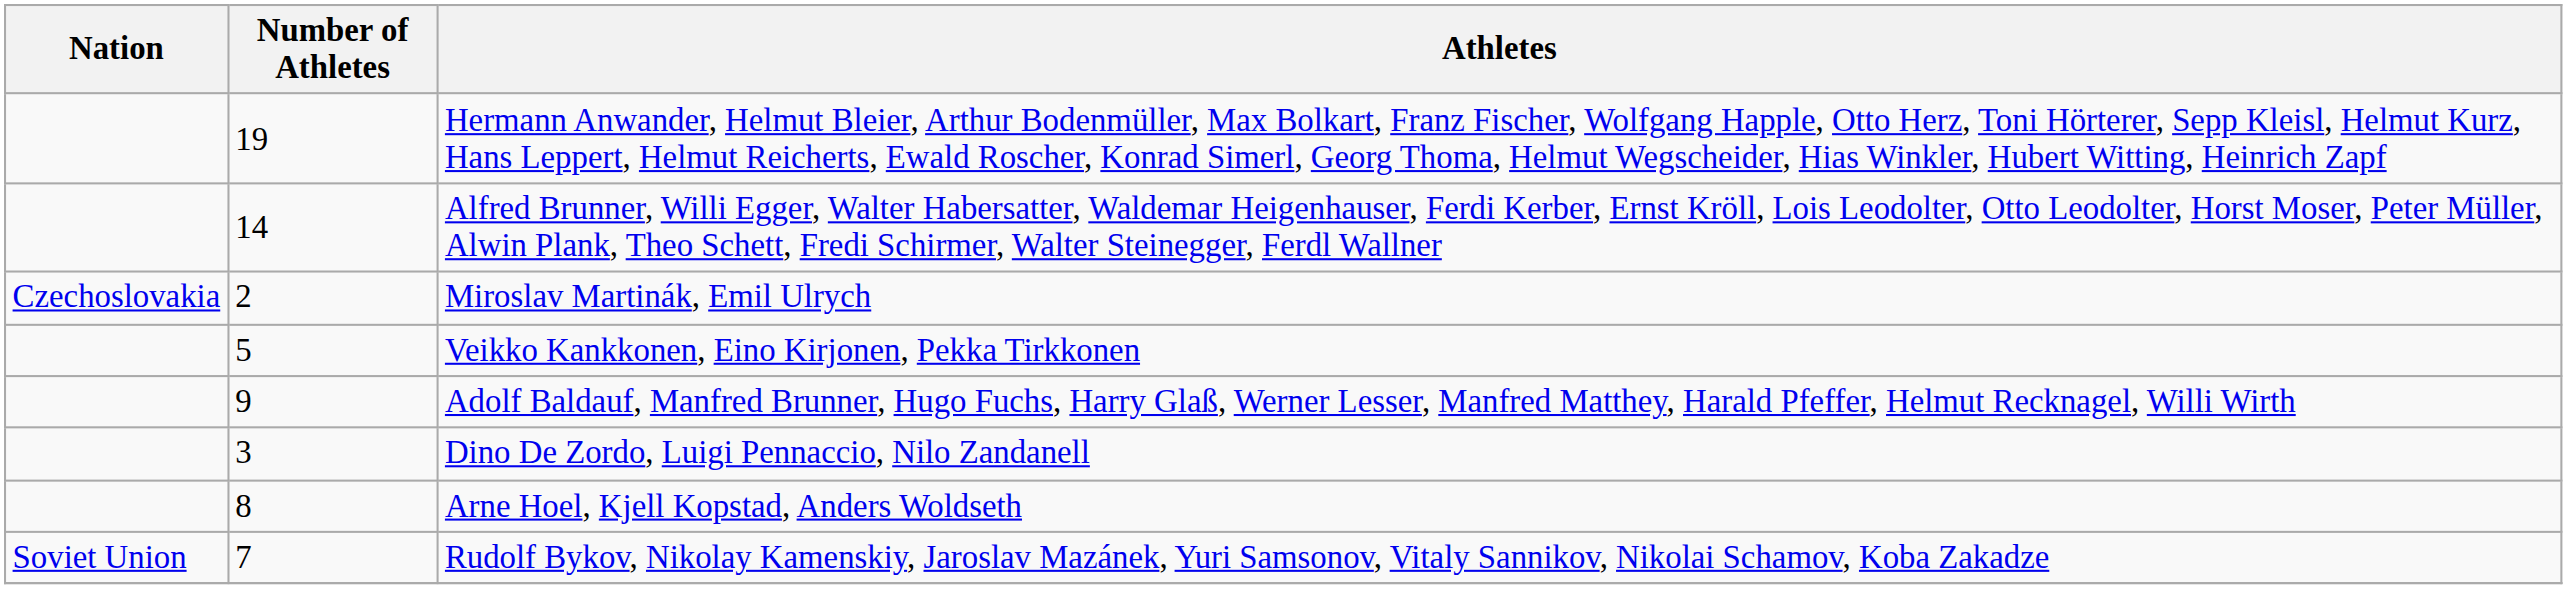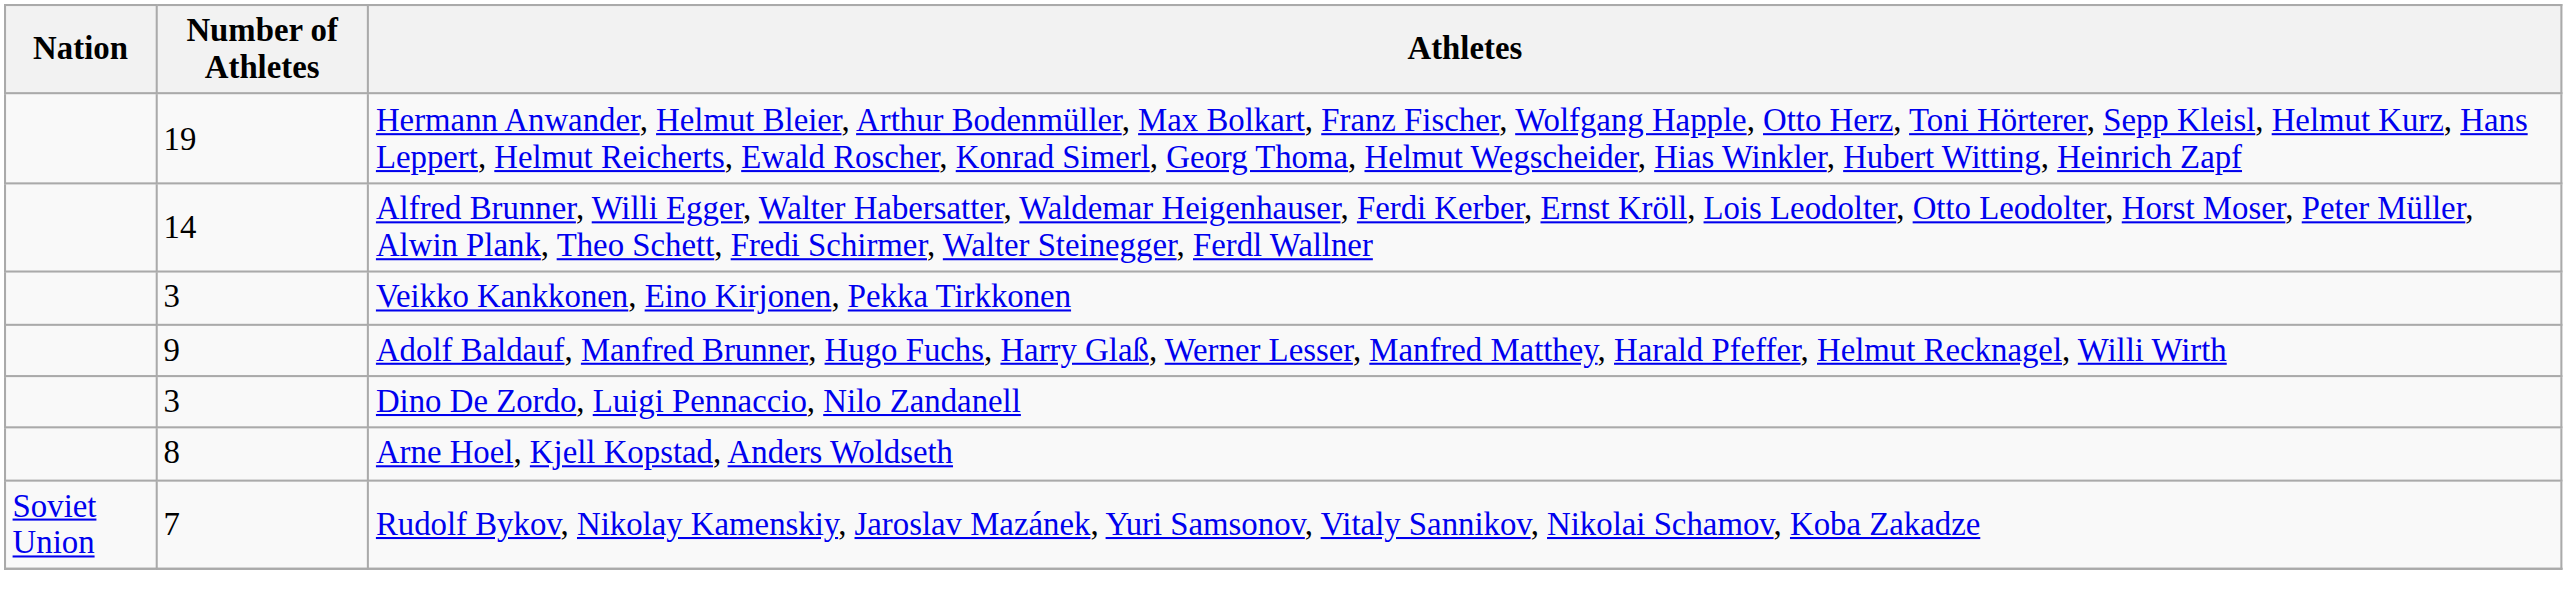- row: (658, 297)
(244, 349) 5 -> (172, 297) 3
